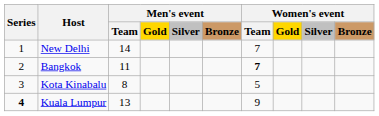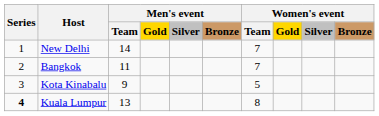(257, 66) bold -> (257, 66) normal
(125, 84) 8 -> (125, 84) 9
(257, 102) 9 -> (257, 102) 8
